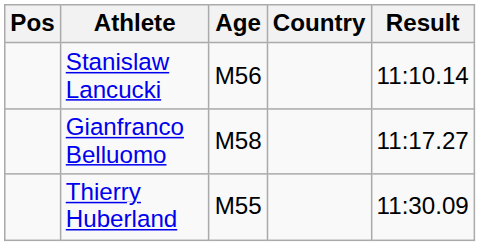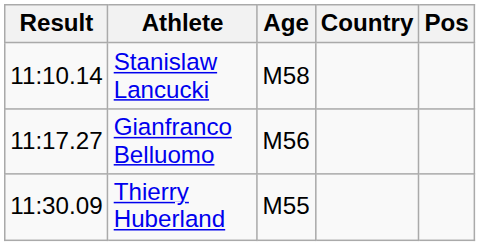columns swapped: (32, 23) <-> (423, 23)
(238, 75) M56 -> (286, 75) M58
(238, 141) M58 -> (286, 141) M56
